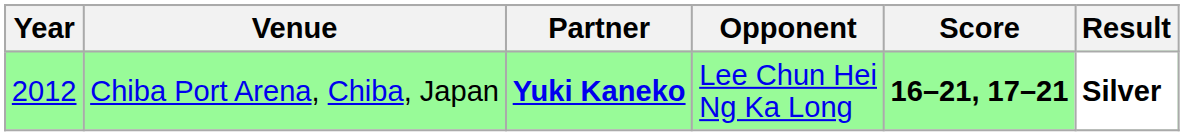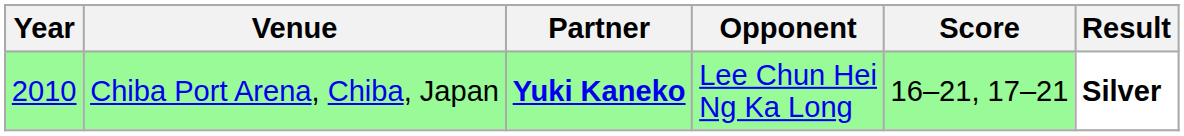(44, 90) 2012 -> (44, 90) 2010
(980, 90) bold -> (980, 90) normal
